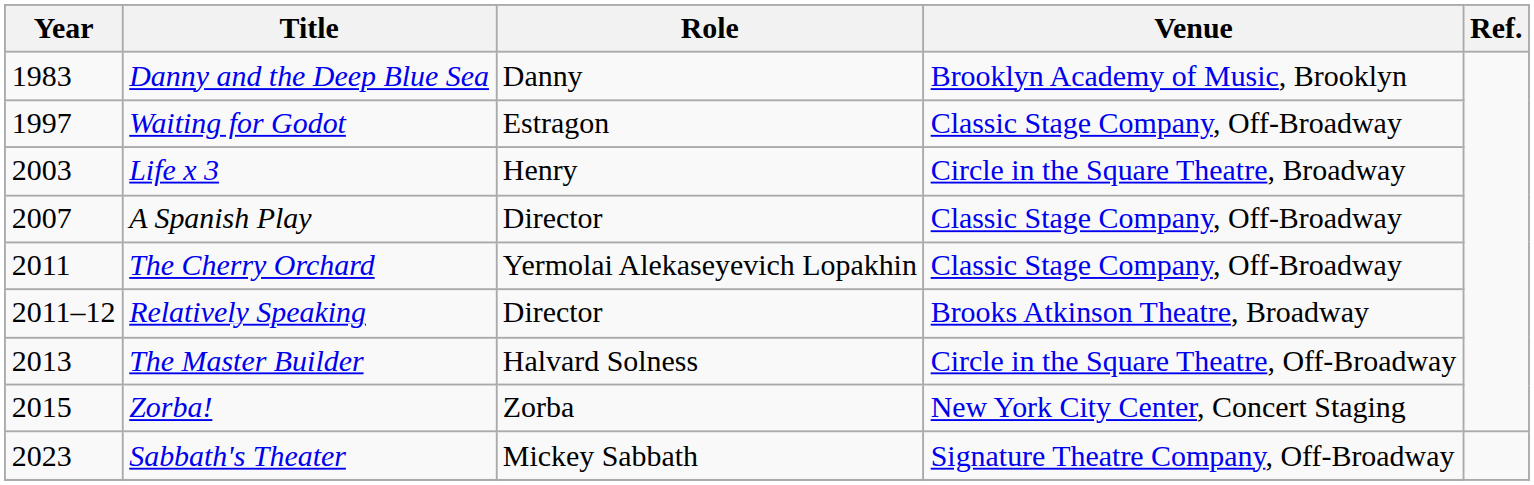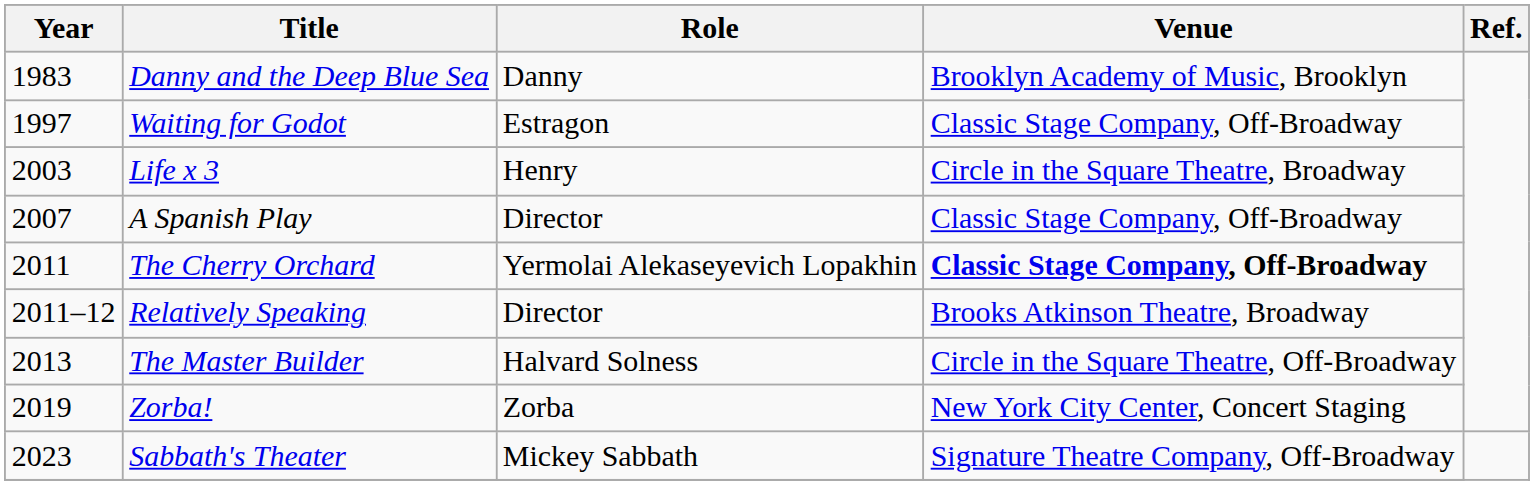(1166, 265) normal -> (1179, 265) bold
(42, 407) 2015 -> (42, 407) 2019
